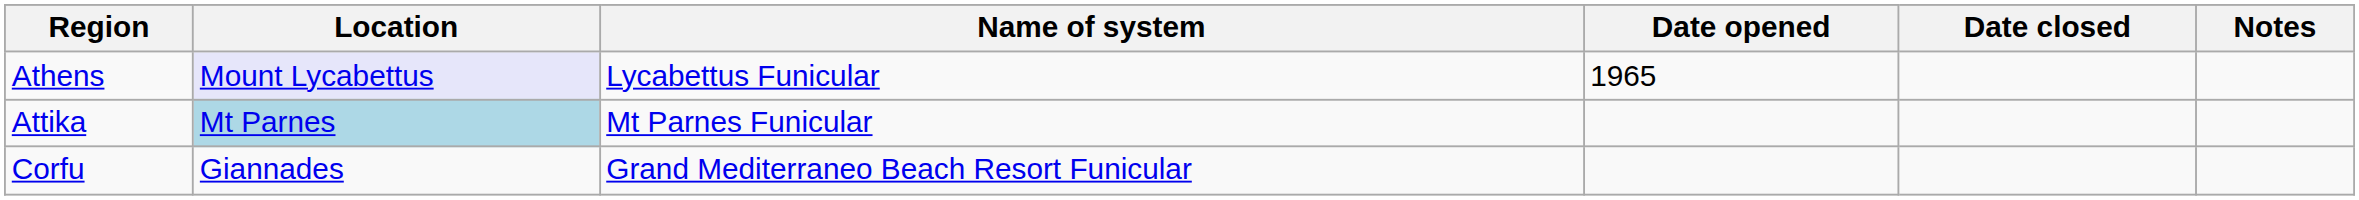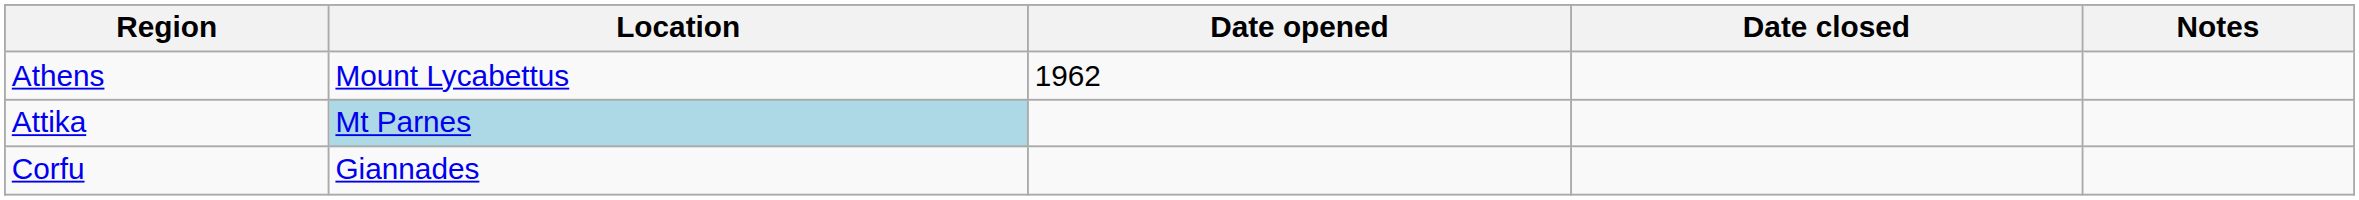- column: (1091, 28)
(317, 75) lavender background -> (452, 75) no background
(1623, 75) 1965 -> (1068, 75) 1962
